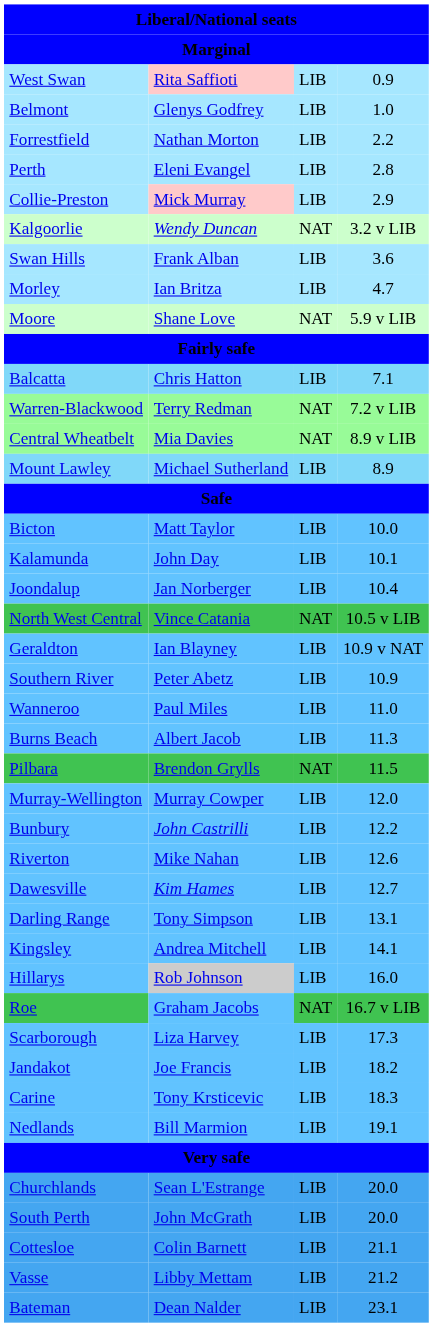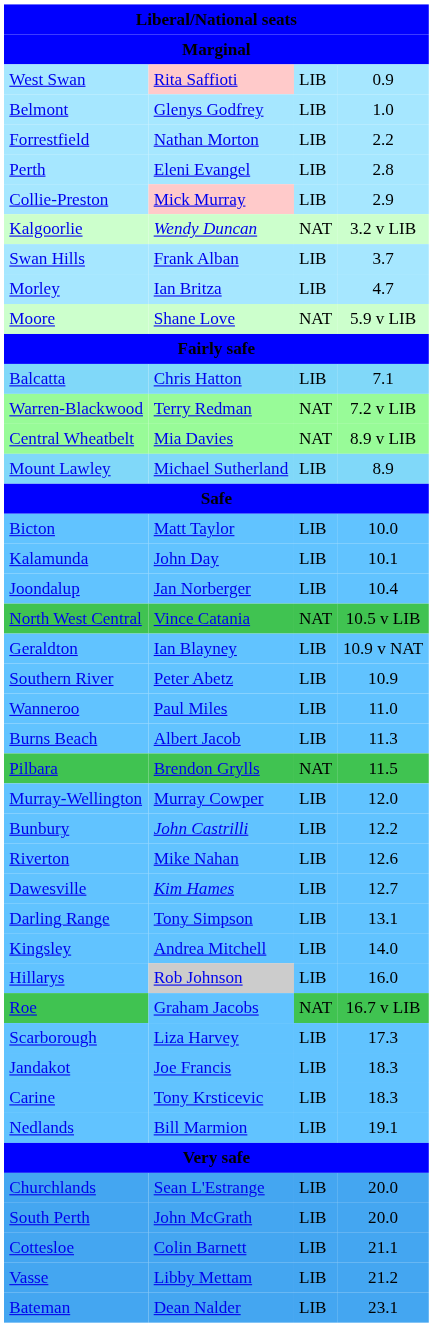(383, 259) 3.6 -> (383, 259) 3.7
(383, 948) 14.1 -> (383, 948) 14.0
(383, 1068) 18.2 -> (383, 1068) 18.3
